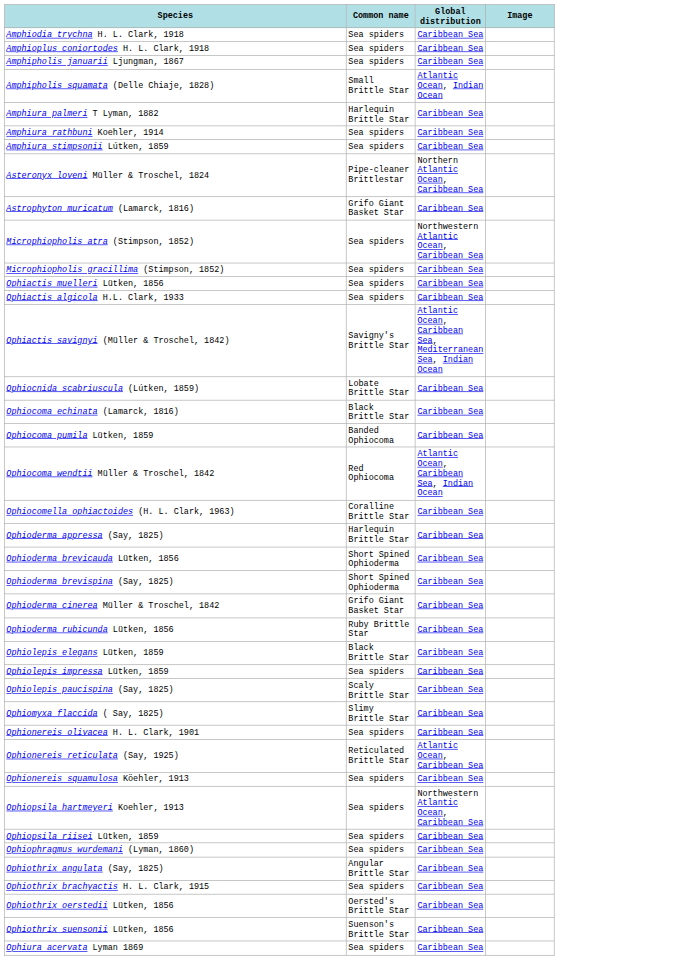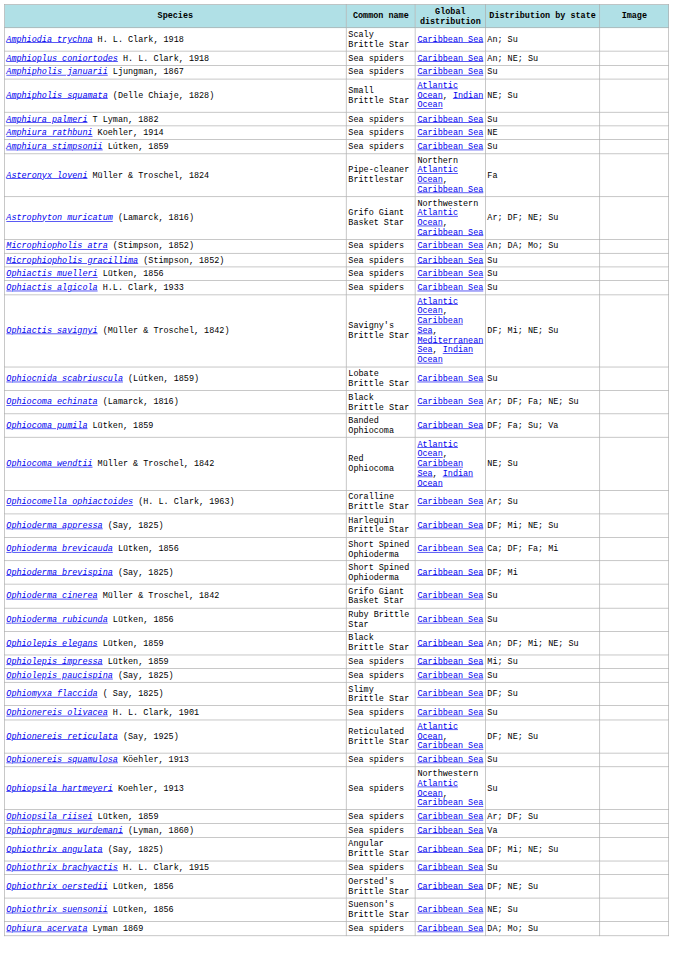+ column: (543, 16)
(376, 35) Sea spiders -> (379, 40) Scaly Brittle Star
(379, 114) Harlequin Brittle Star -> (376, 119) Sea spiders
(450, 208) Caribbean Sea -> (450, 218) Northwestern Atlantic Ocean, Caribbean Sea
(450, 242) Northwestern Atlantic Ocean, Caribbean Sea -> (450, 246) Caribbean Sea
(379, 690) Scaly Brittle Star -> (376, 676) Sea spiders
